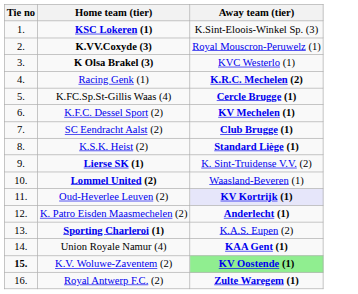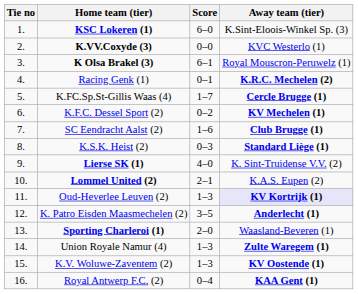+ column: (205, 12)
(256, 46) Royal Mouscron-Peruwelz (1) -> (286, 46) KVC Westerlo (1)
(256, 63) KVC Westerlo (1) -> (286, 63) Royal Mouscron-Peruwelz (1)
(256, 180) Waasland-Beveren (1) -> (286, 180) K.A.S. Eupen (2)
(256, 230) K.A.S. Eupen (2) -> (286, 230) Waasland-Beveren (1)
(256, 247) KAA Gent (1) -> (286, 247) Zulte Waregem (1)
(21, 264) bold -> (21, 264) normal
(256, 264) lightgreen background -> (286, 264) no background
(256, 280) Zulte Waregem (1) -> (286, 280) KAA Gent (1)
